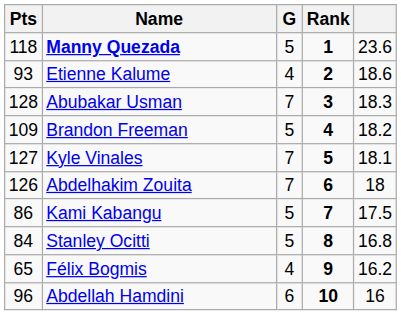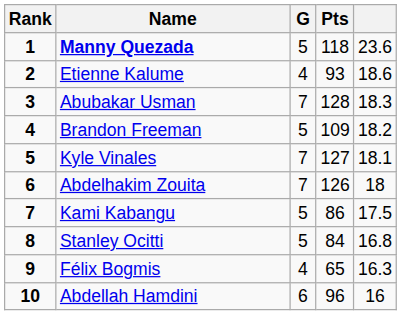columns swapped: (328, 19) <-> (23, 19)
(375, 269) 16.2 -> (375, 269) 16.3
